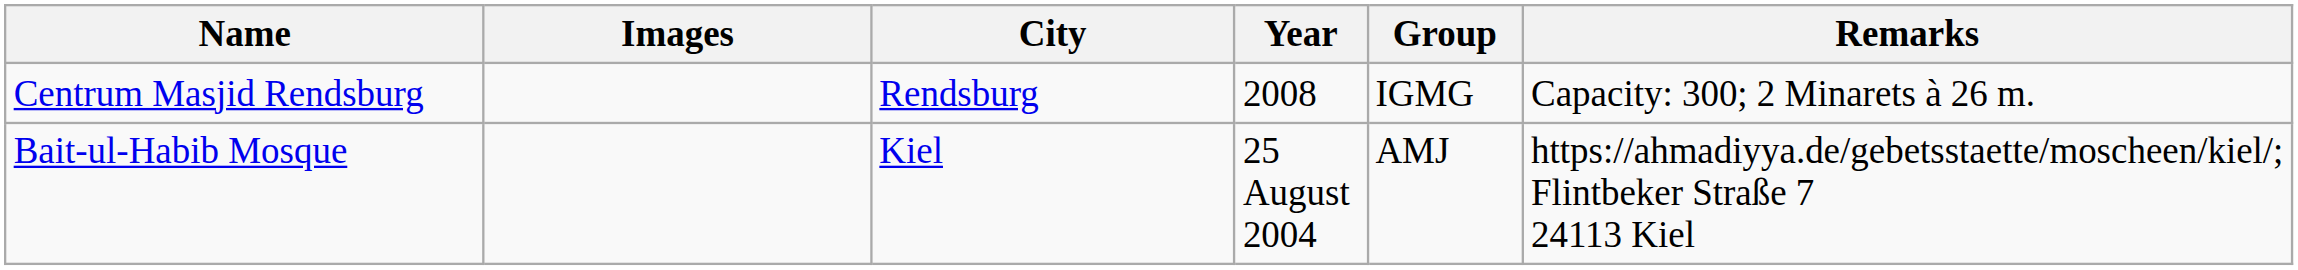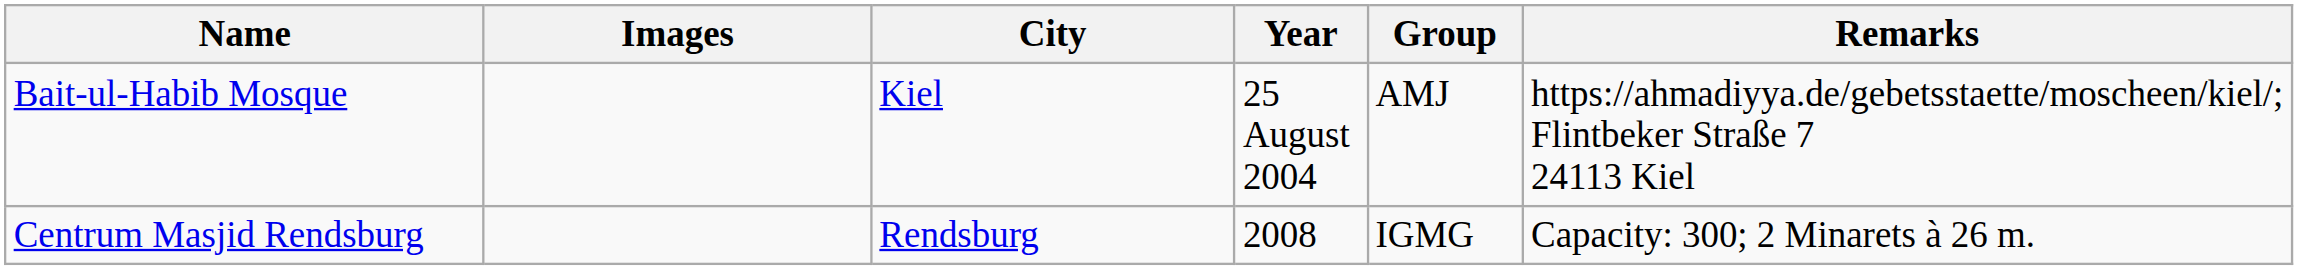rows swapped: (219, 92) <-> (180, 151)
